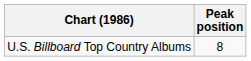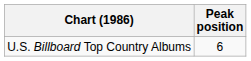(220, 46) 8 -> (220, 46) 6
